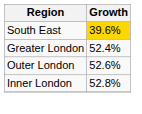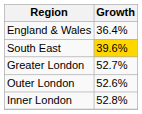+ row: (49, 30)
(105, 48) 52.4% -> (112, 65) 52.7%
